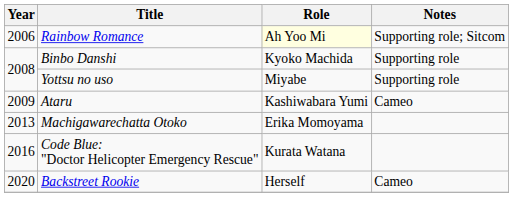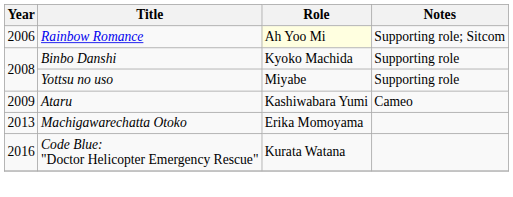- row: (90, 181)
